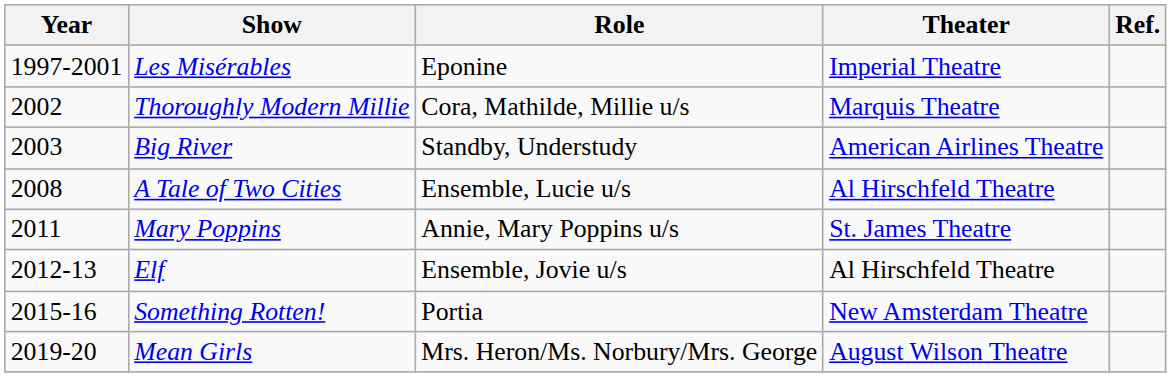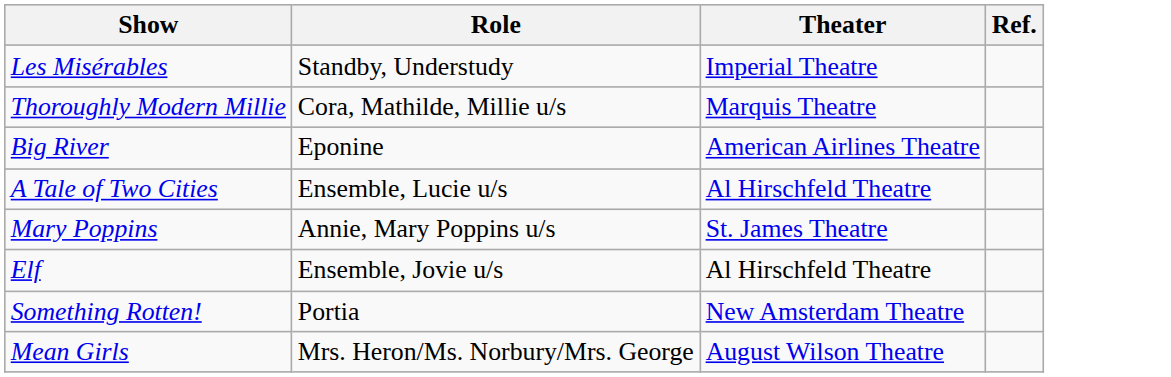- column: (67, 24)
(464, 65) Eponine -> (406, 65) Standby, Understudy
(529, 147) Standby, Understudy -> (341, 147) Eponine
